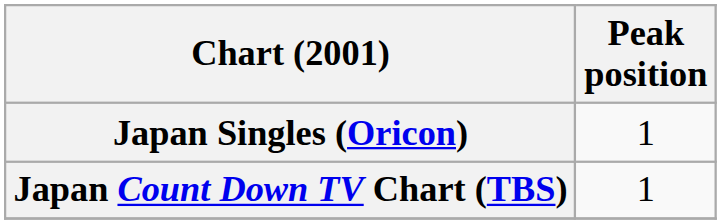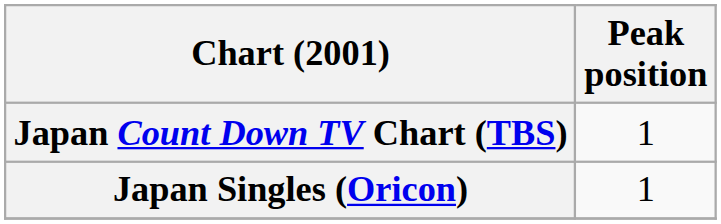rows swapped: (291, 131) <-> (291, 189)
